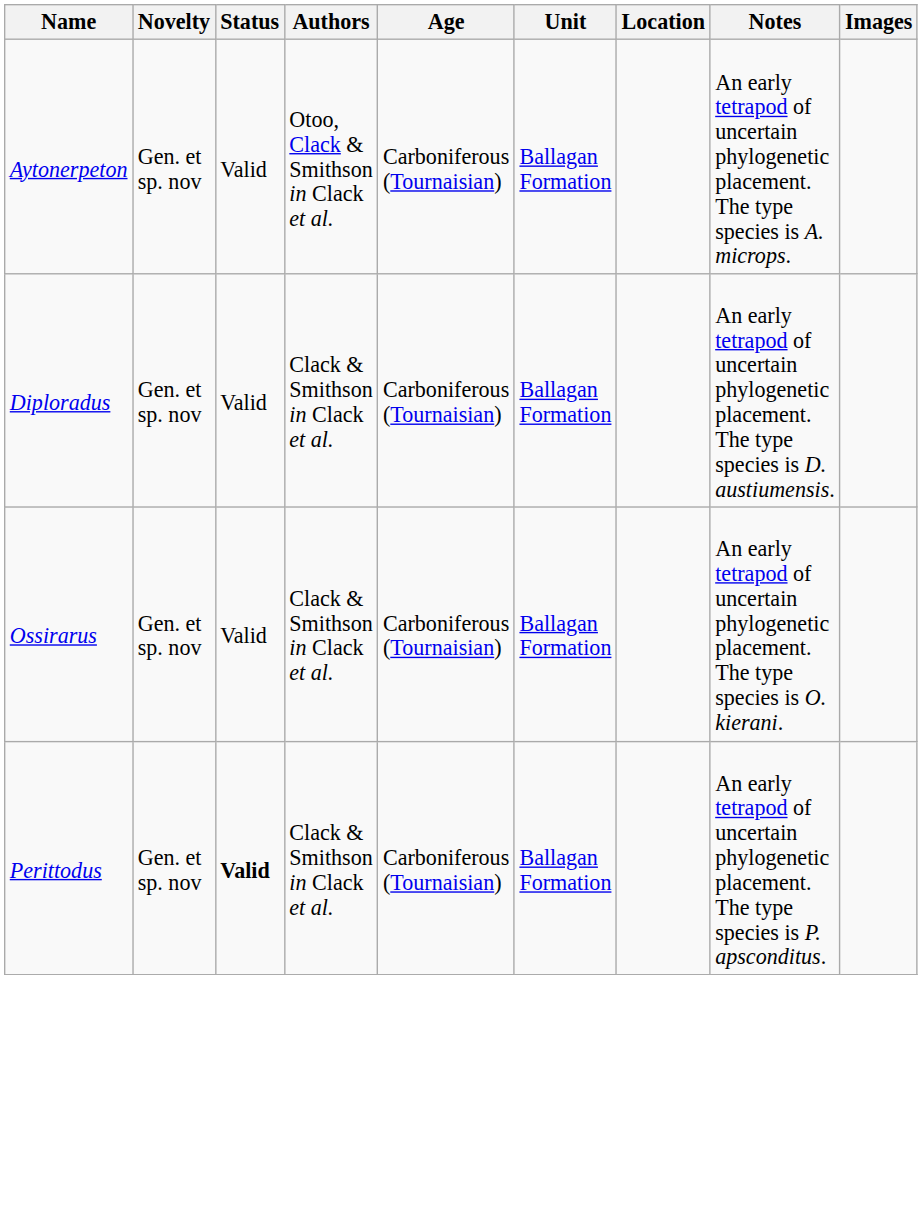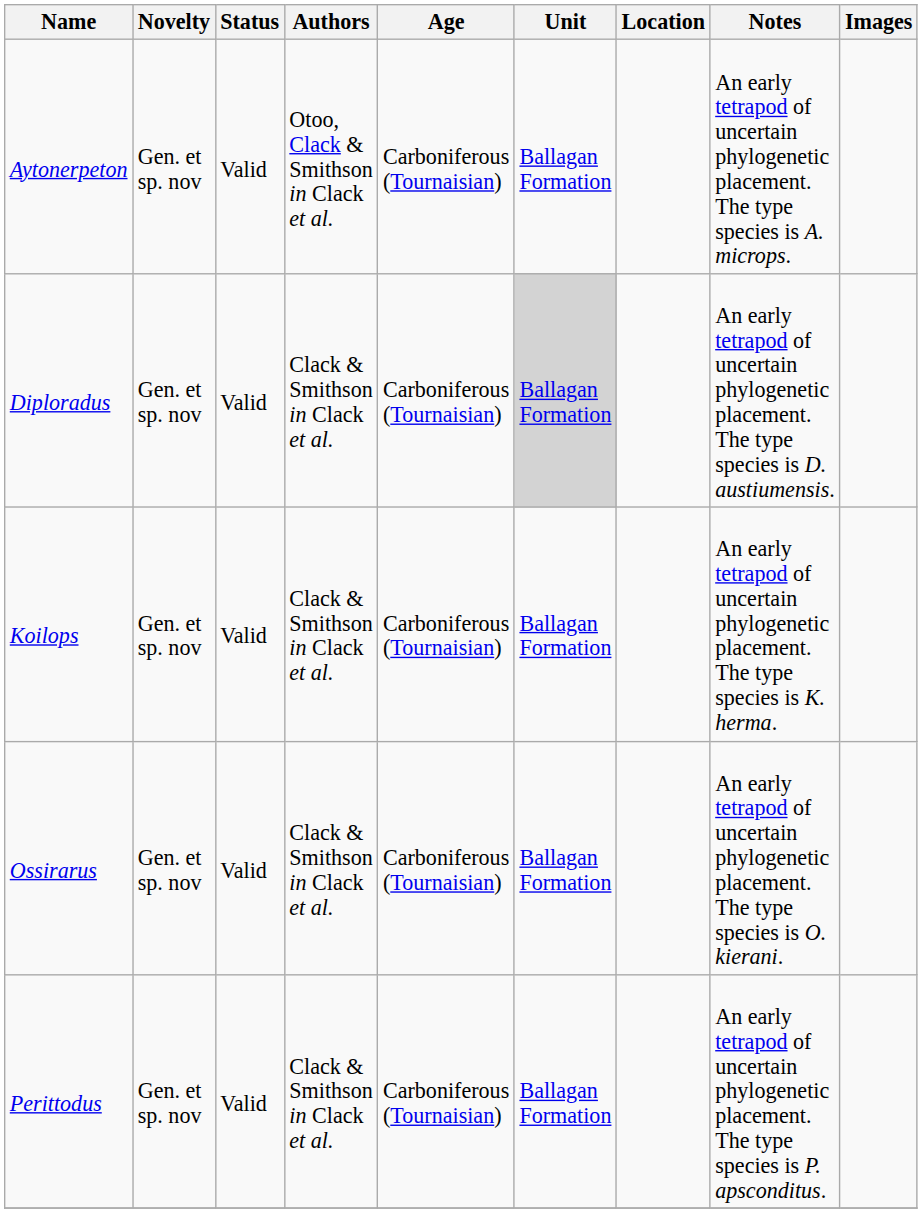(565, 402) no background -> (565, 402) lightgrey background
+ row: (44, 636)
(245, 870) bold -> (244, 1103) normal
